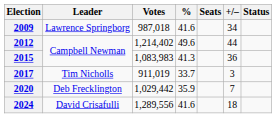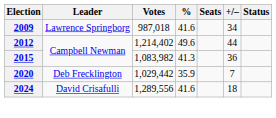(154, 58) 1,083,983 -> (154, 58) 1,083,982
- row: (24, 74)
